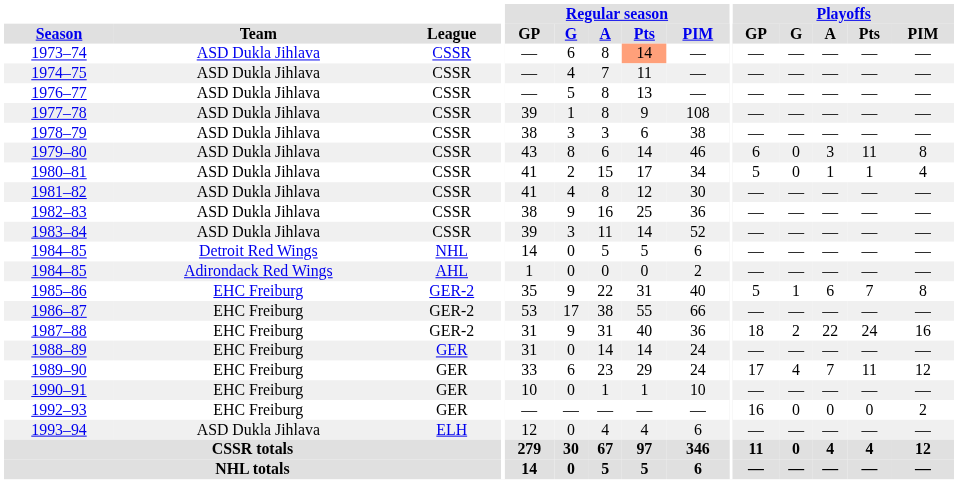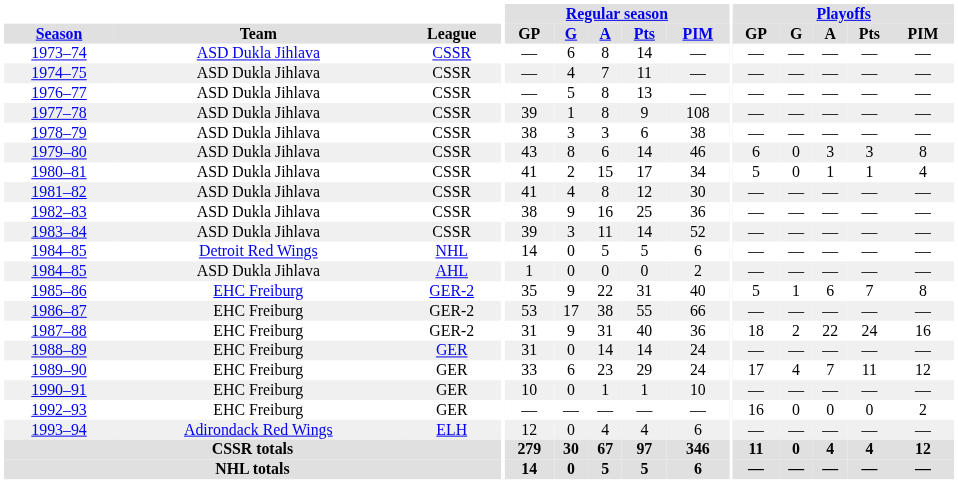(644, 53) lightsalmon background -> (644, 53) no background
(869, 152) 11 -> (869, 152) 3
(258, 271) Adirondack Red Wings -> (258, 271) ASD Dukla Jihlava
(258, 429) ASD Dukla Jihlava -> (258, 429) Adirondack Red Wings
